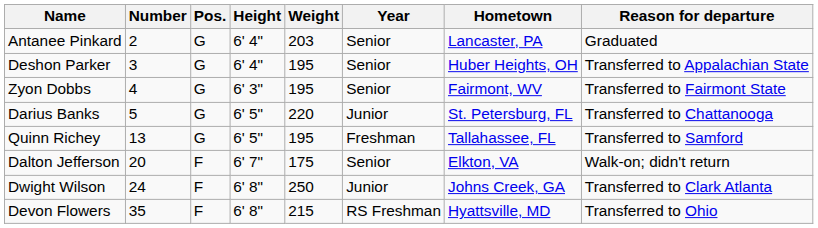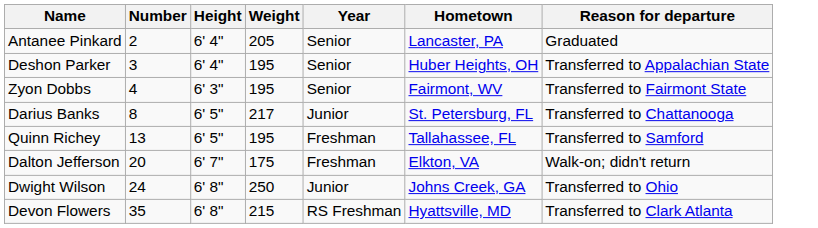- column: (210, 16)
(301, 41) 203 -> (261, 41) 205
(133, 114) 5 -> (133, 114) 8
(301, 114) 220 -> (261, 114) 217
(368, 162) Senior -> (341, 162) Freshman
(678, 187) Transferred to Clark Atlanta -> (612, 187) Transferred to Ohio
(651, 211) Transferred to Ohio -> (639, 211) Transferred to Clark Atlanta
